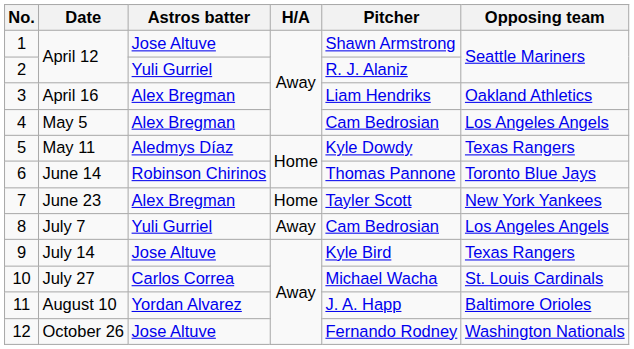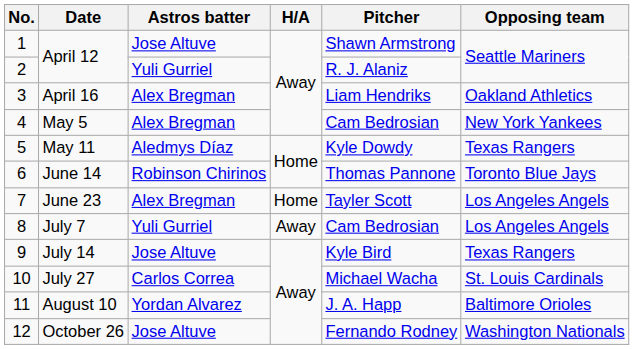(537, 122) Los Angeles Angels -> (533, 122) New York Yankees
(533, 200) New York Yankees -> (537, 200) Los Angeles Angels
